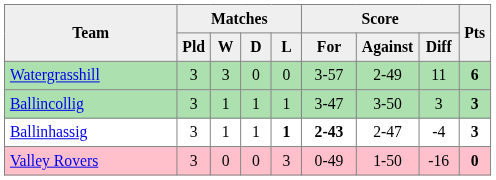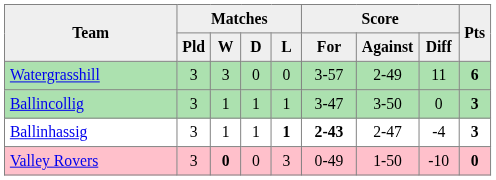(439, 103) 3 -> (439, 103) 0
(226, 160) normal -> (226, 160) bold
(439, 160) -16 -> (439, 160) -10
